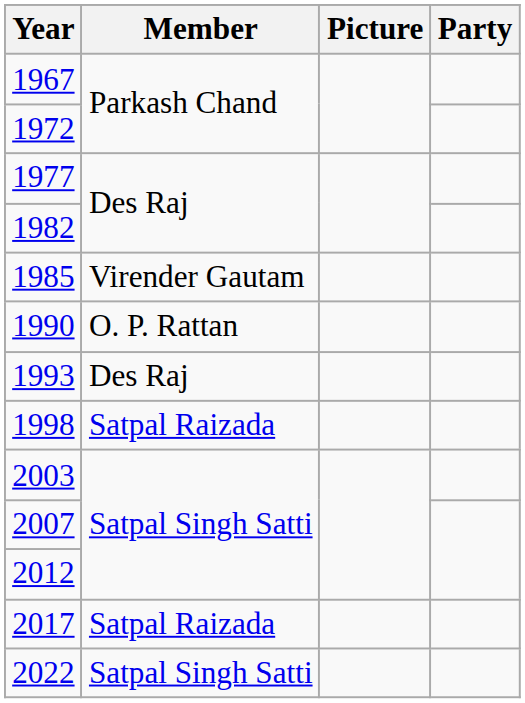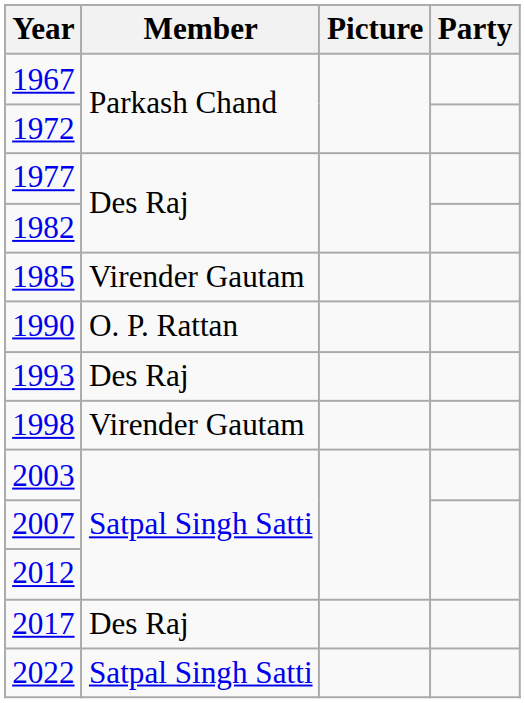(182, 425) Satpal Raizada -> (197, 425) Virender Gautam
(182, 623) Satpal Raizada -> (139, 623) Des Raj
